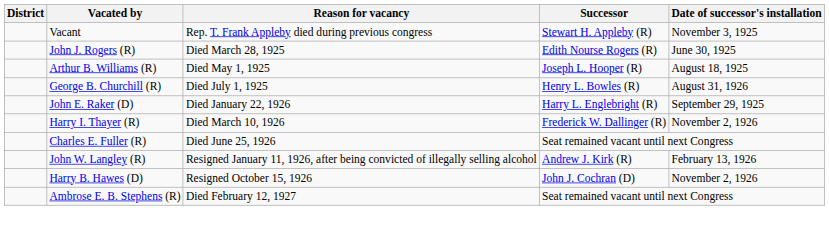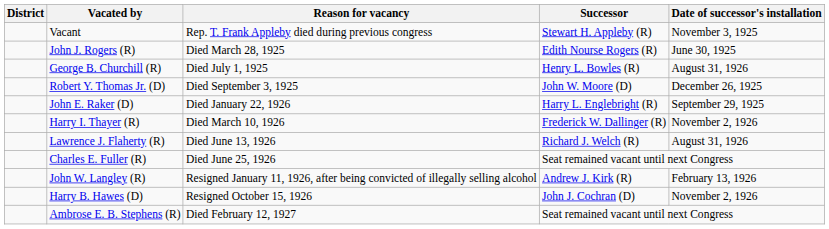- row: (103, 68)
+ row: (107, 86)
+ row: (107, 141)
